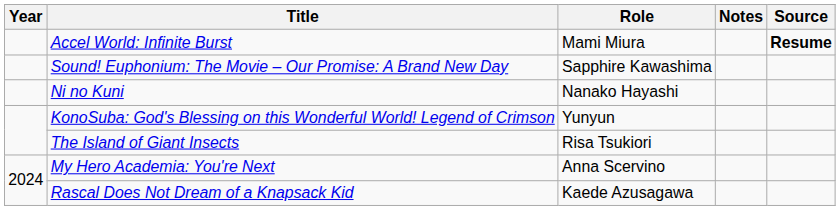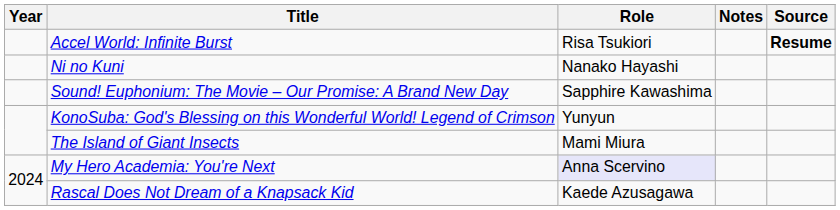(603, 42) Mami Miura -> (607, 42) Risa Tsukiori
rows swapped: (279, 67) <-> (87, 92)
(607, 142) Risa Tsukiori -> (603, 142) Mami Miura
(614, 167) no background -> (614, 167) lavender background
